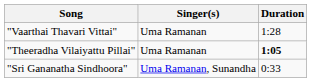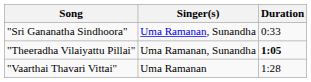rows swapped: (67, 68) <-> (62, 32)
(173, 50) Uma Ramanan -> (198, 50) Uma Ramanan, Sunandha
